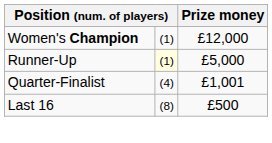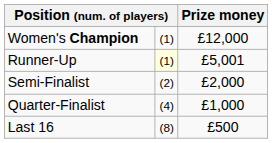(223, 60) £5,000 -> (223, 60) £5,001
+ row: (48, 82)
(223, 82) £1,001 -> (223, 104) £1,000
